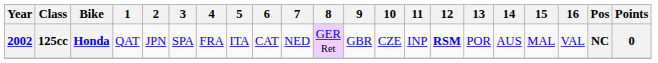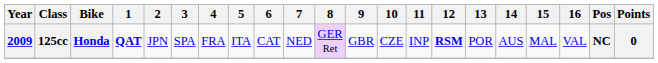(20, 41) 2002 -> (20, 41) 2009
(127, 41) normal -> (128, 41) bold
